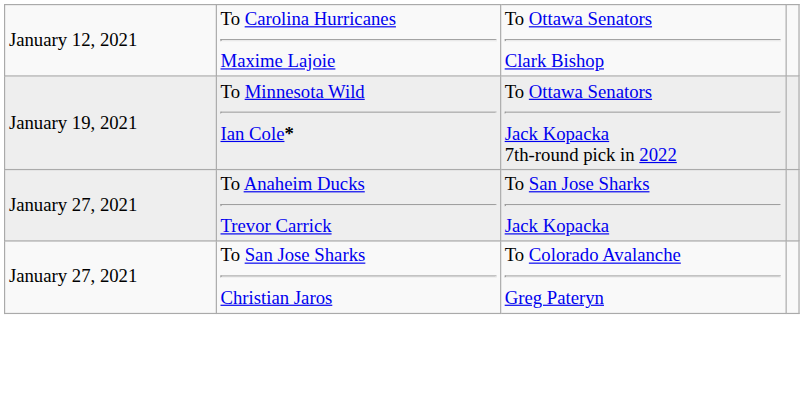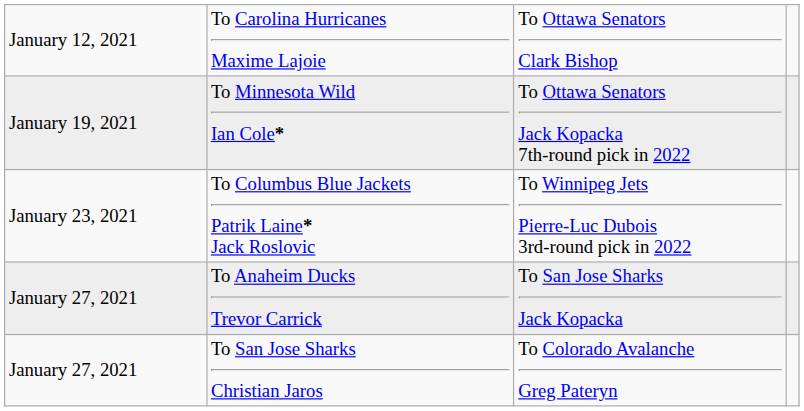+ row: (360, 215)
